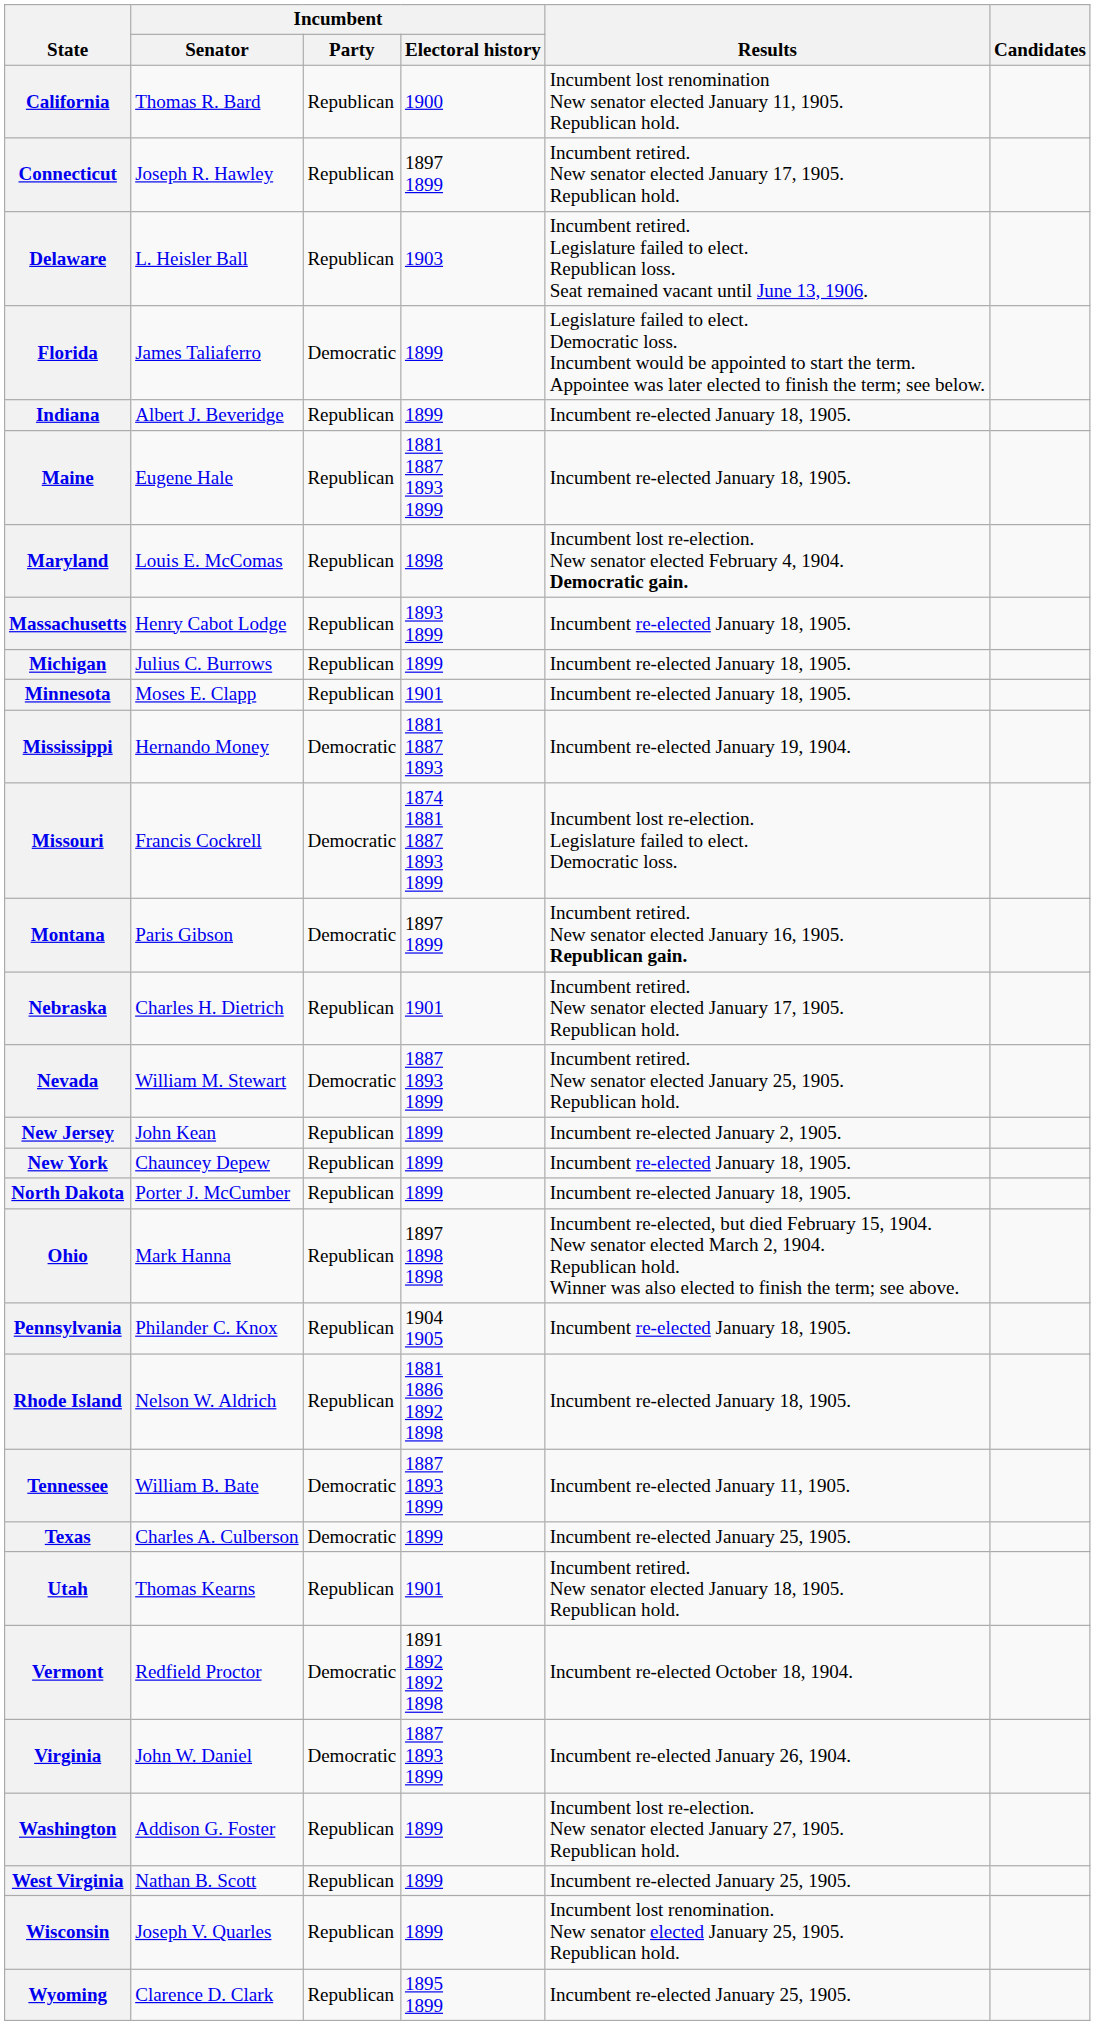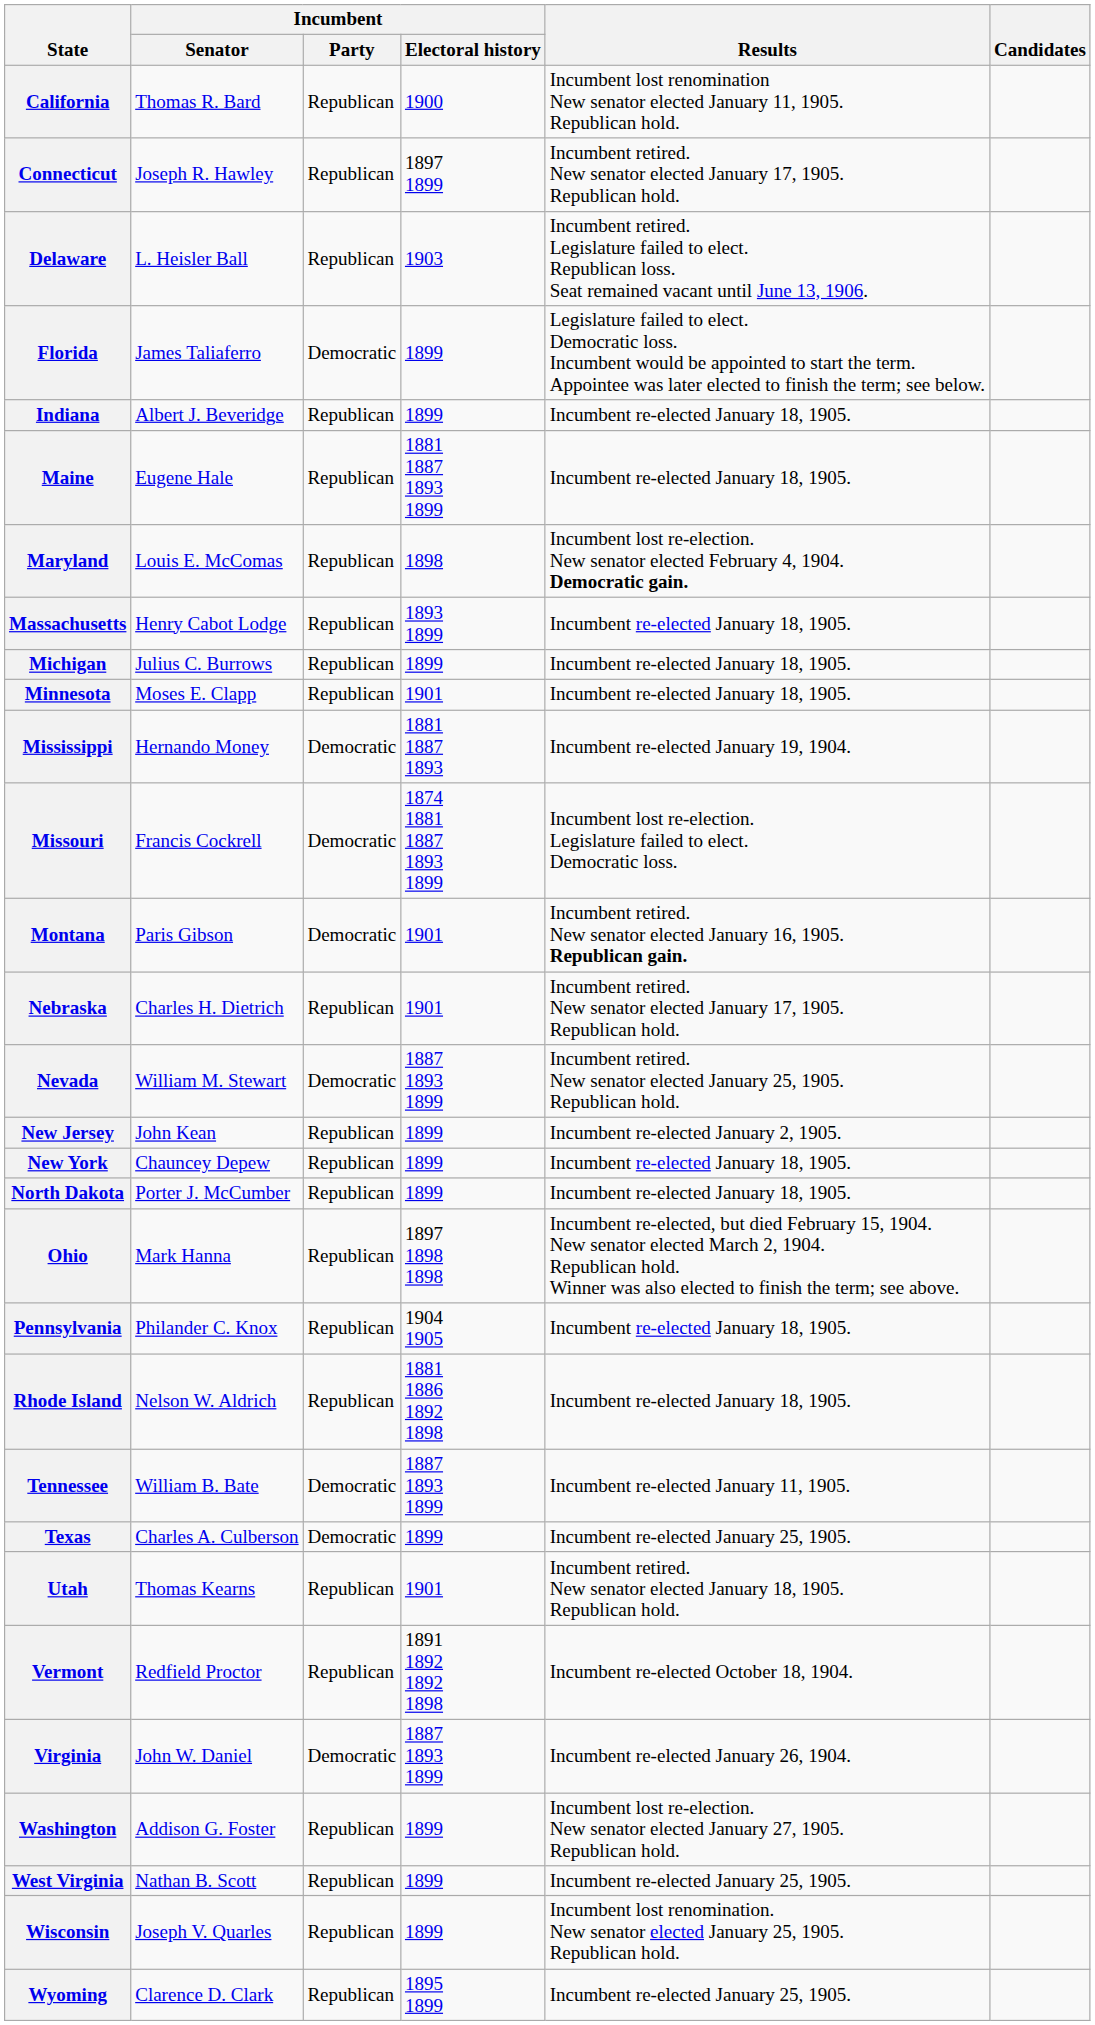(424, 935) 1897 1899 -> (424, 935) 1901
(352, 1672) Democratic -> (351, 1672) Republican
